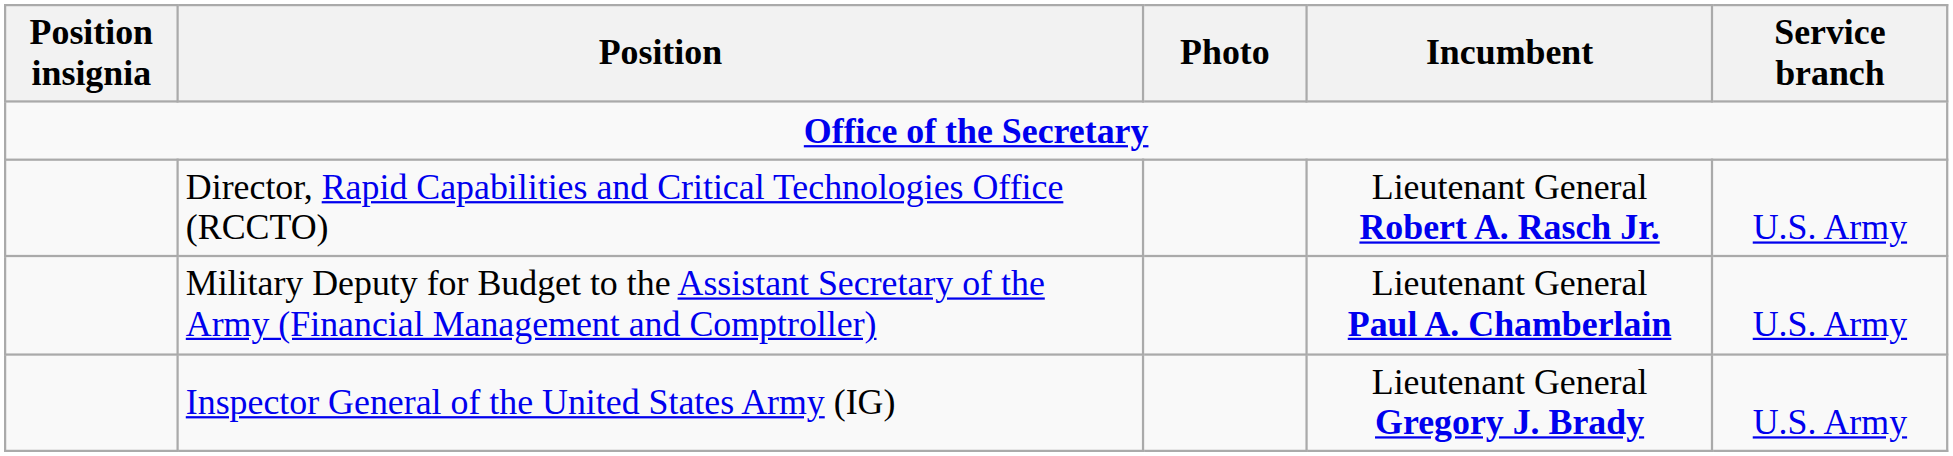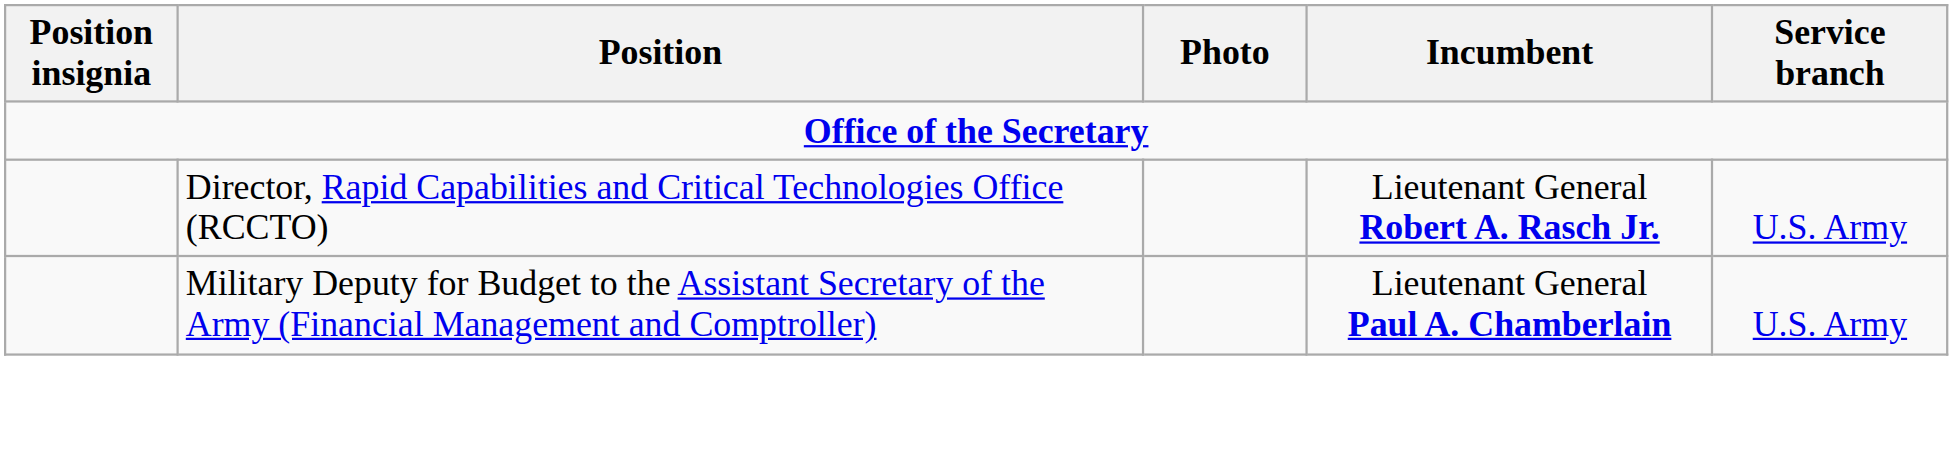- row: (541, 401)
